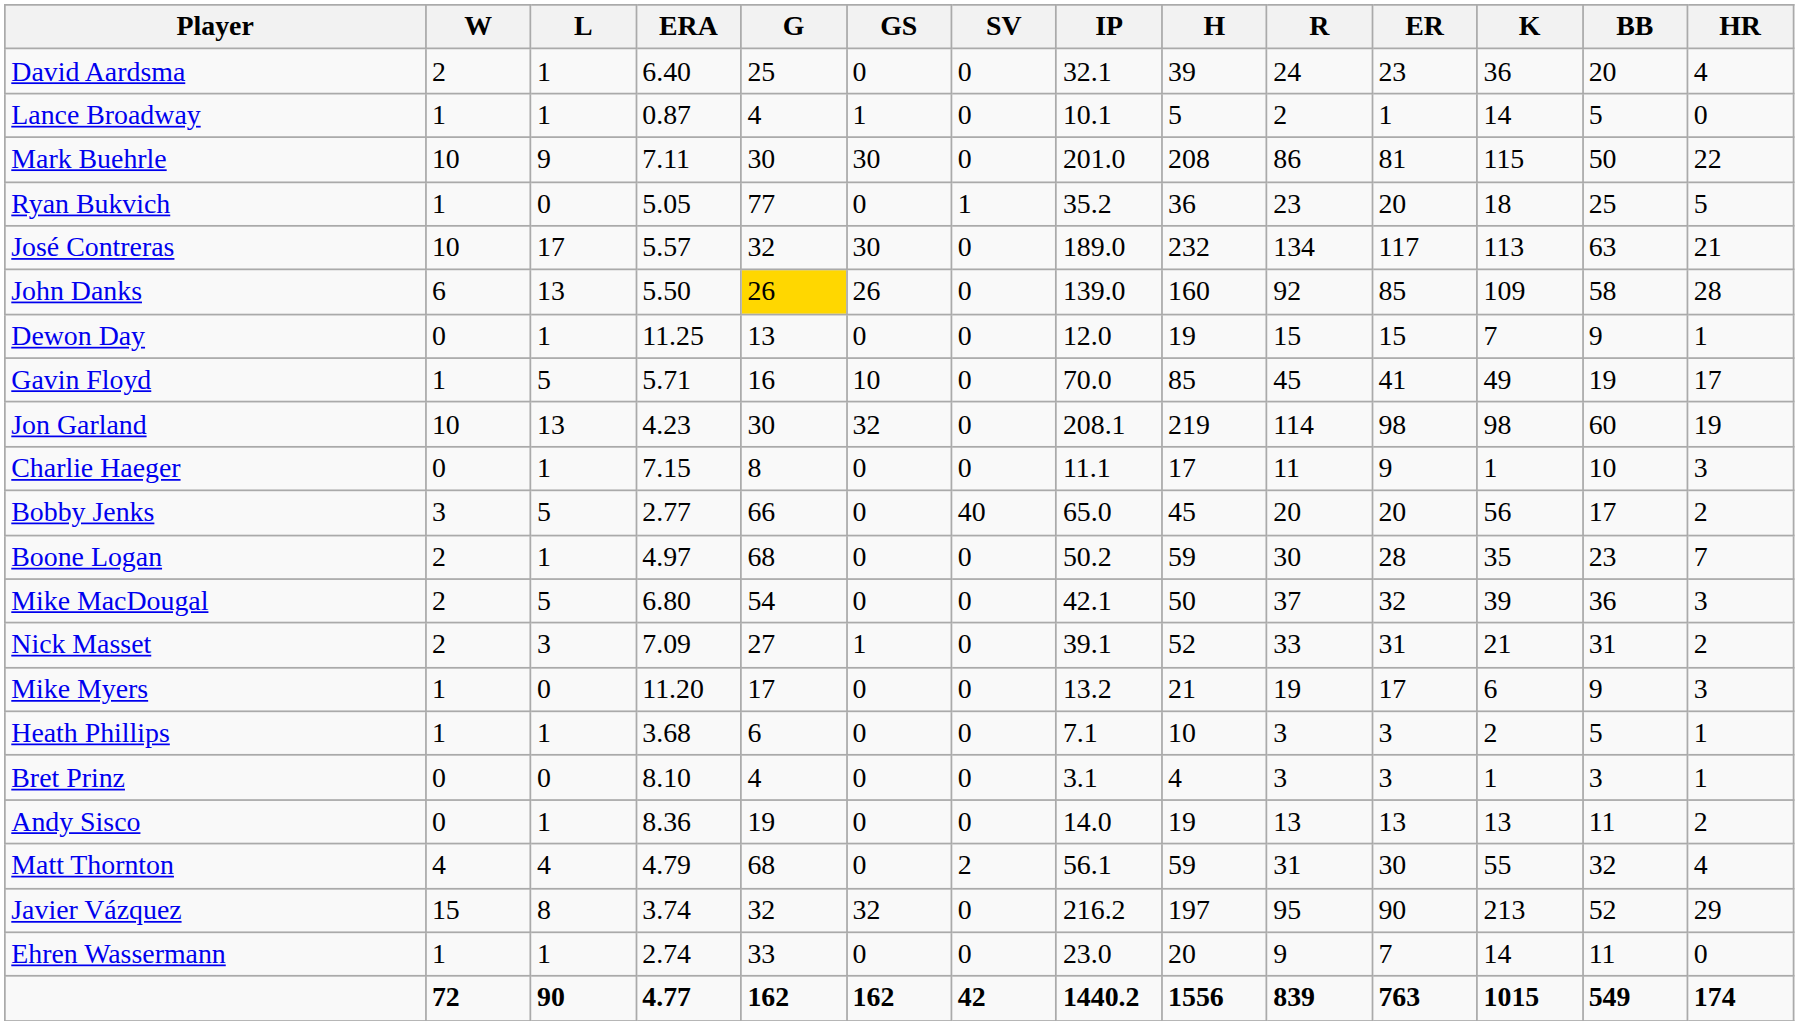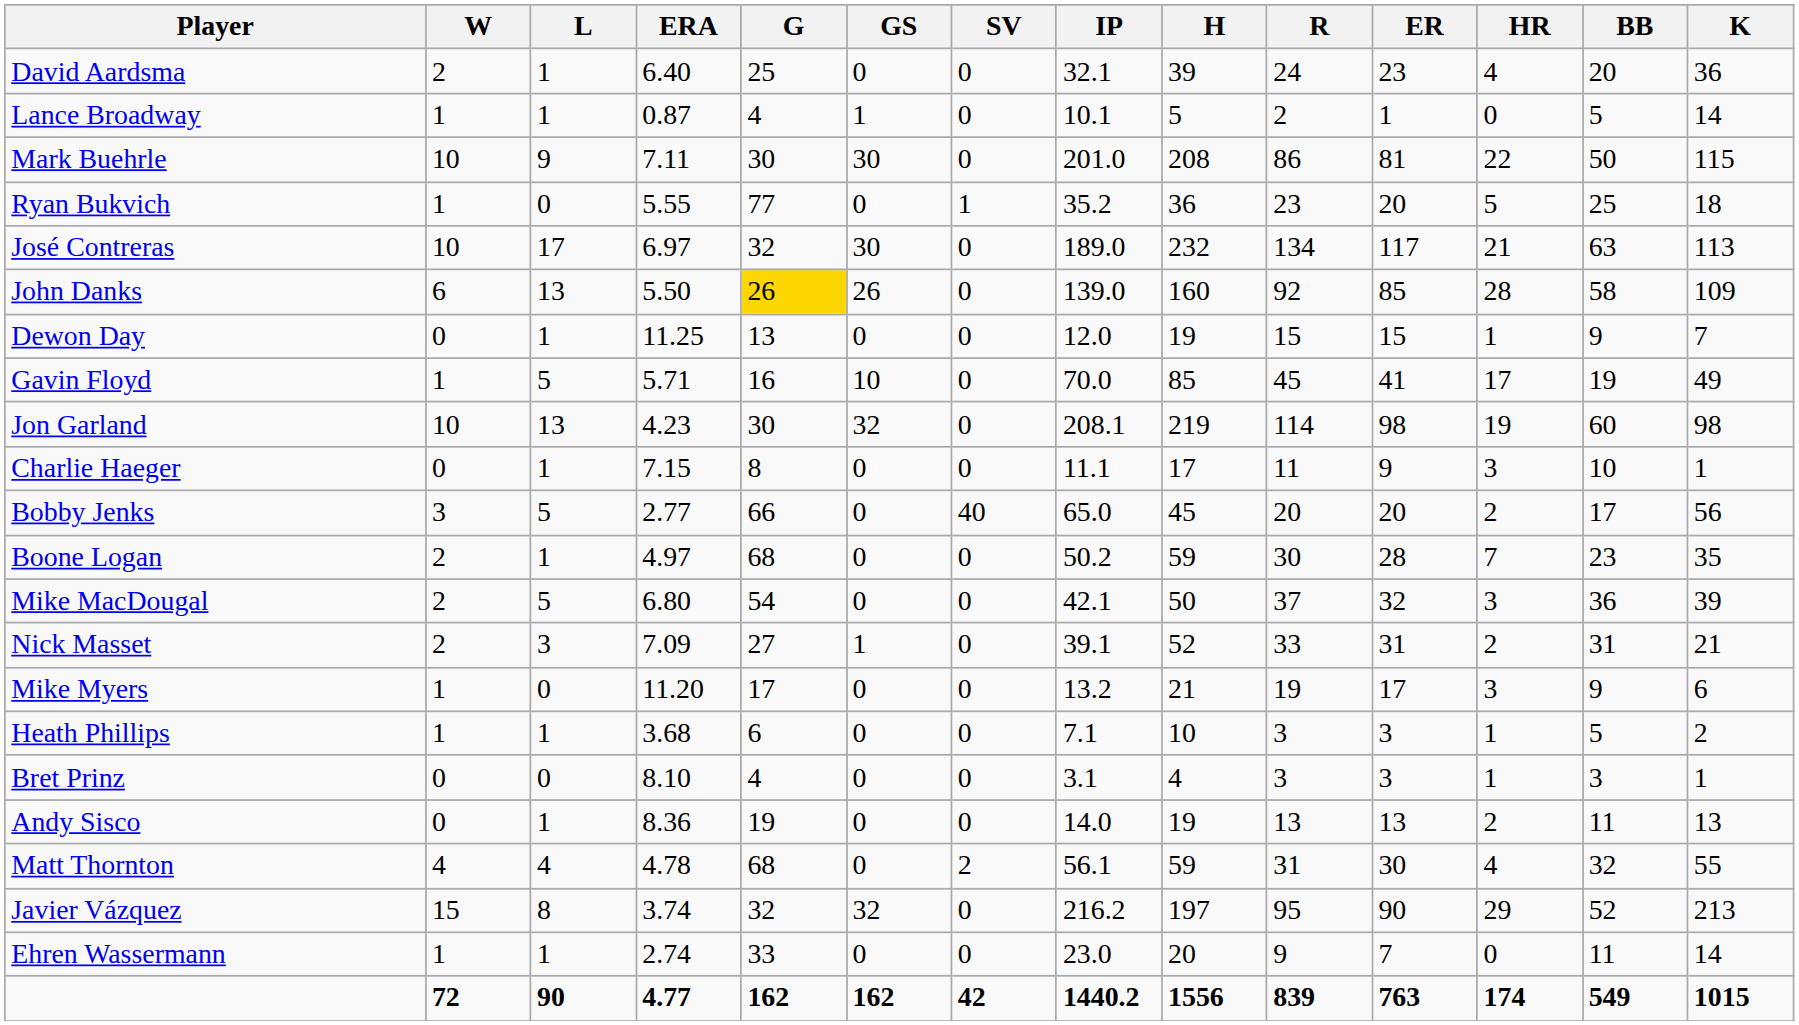columns swapped: (1740, 26) <-> (1530, 26)
(667, 203) 5.05 -> (667, 203) 5.55
(667, 247) 5.57 -> (667, 247) 6.97
(667, 865) 4.79 -> (667, 865) 4.78
